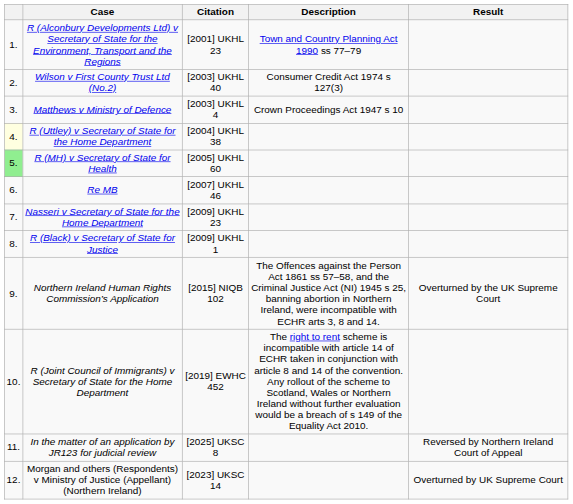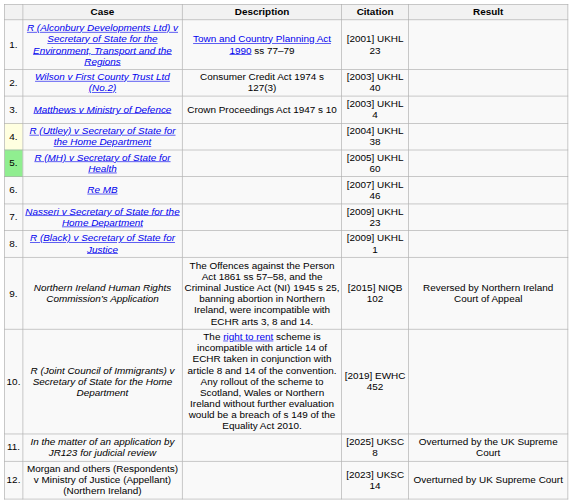columns swapped: (216, 12) <-> (329, 12)
(488, 293) Overturned by the UK Supreme Court -> (488, 293) Reversed by Northern Ireland Court of Appeal
(488, 447) Reversed by Northern Ireland Court of Appeal -> (488, 447) Overturned by the UK Supreme Court
